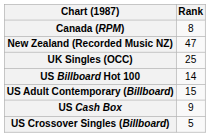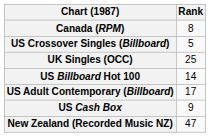rows swapped: (90, 44) <-> (90, 124)
(191, 92) 15 -> (191, 92) 17
